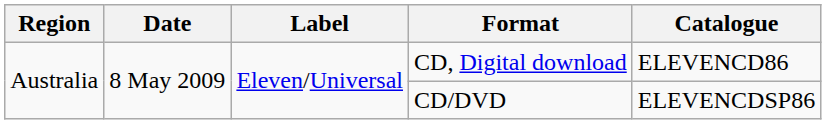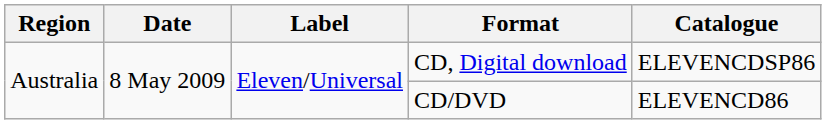(713, 61) ELEVENCD86 -> (726, 61) ELEVENCDSP86
(726, 99) ELEVENCDSP86 -> (713, 99) ELEVENCD86
